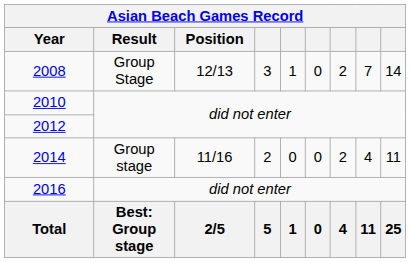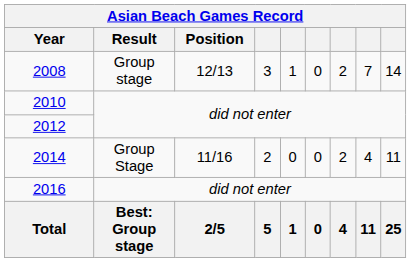(134, 71) Group Stage -> (134, 71) Group stage
(134, 157) Group stage -> (134, 157) Group Stage
